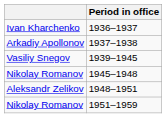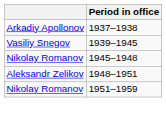- row: (113, 27)
